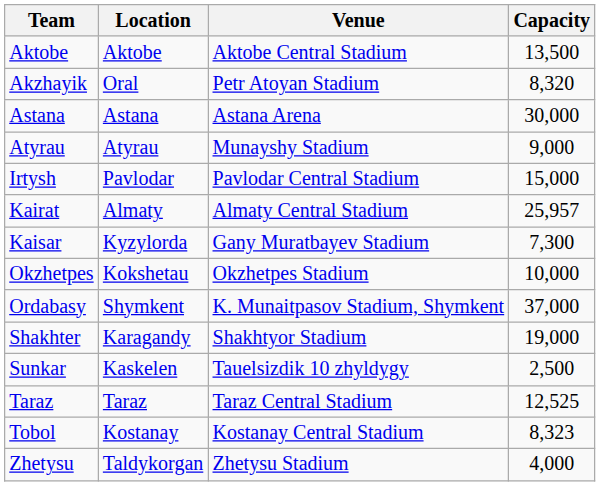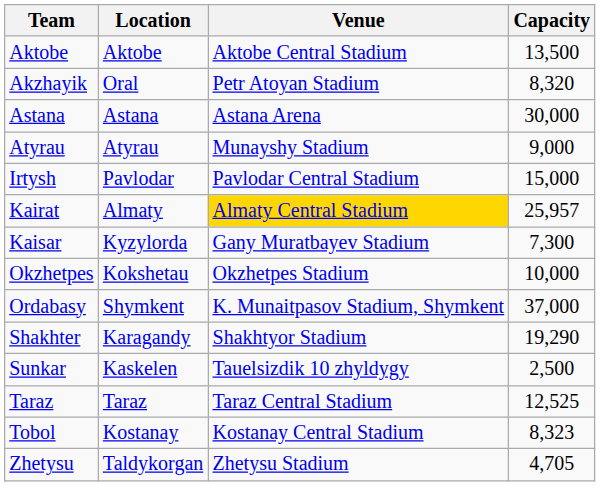(310, 210) no background -> (310, 210) gold background
(552, 337) 19,000 -> (552, 337) 19,290
(552, 464) 4,000 -> (552, 464) 4,705
